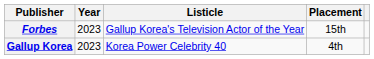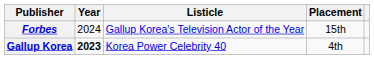(89, 29) 2023 -> (89, 29) 2024
(89, 46) normal -> (89, 46) bold
